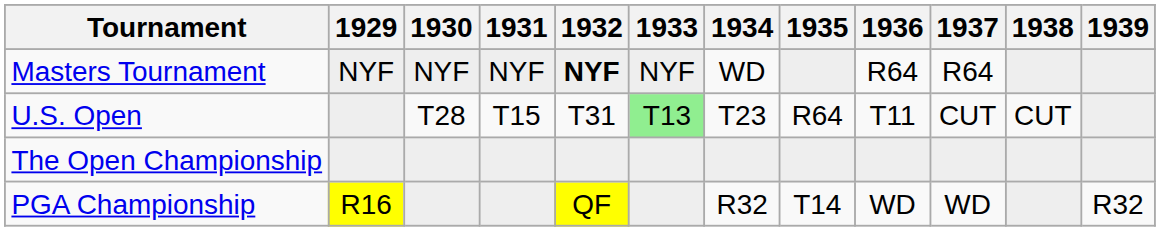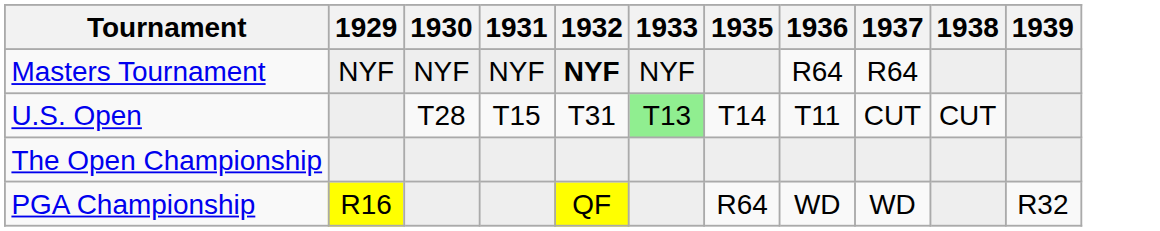- column: (742, 27)
(817, 116) R64 -> (742, 116) T14
(817, 204) T14 -> (742, 204) R64
